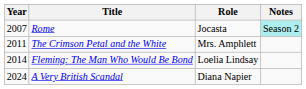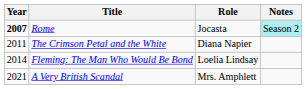(17, 28) normal -> (17, 28) bold
(227, 44) Mrs. Amphlett -> (225, 44) Diana Napier
(17, 76) 2024 -> (17, 76) 2021
(225, 76) Diana Napier -> (227, 76) Mrs. Amphlett
